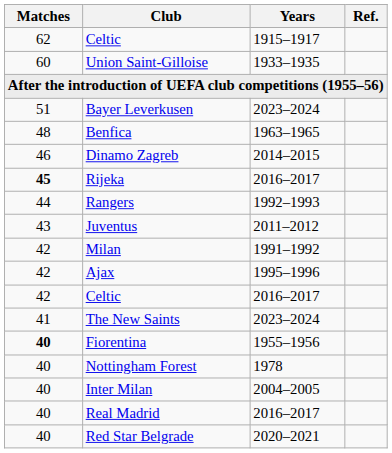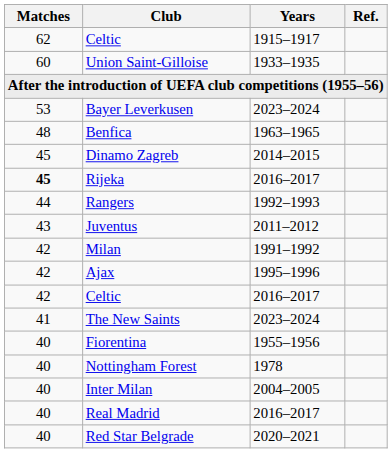(43, 109) 51 -> (43, 109) 53
(43, 156) 46 -> (43, 156) 45
(43, 343) bold -> (43, 343) normal
